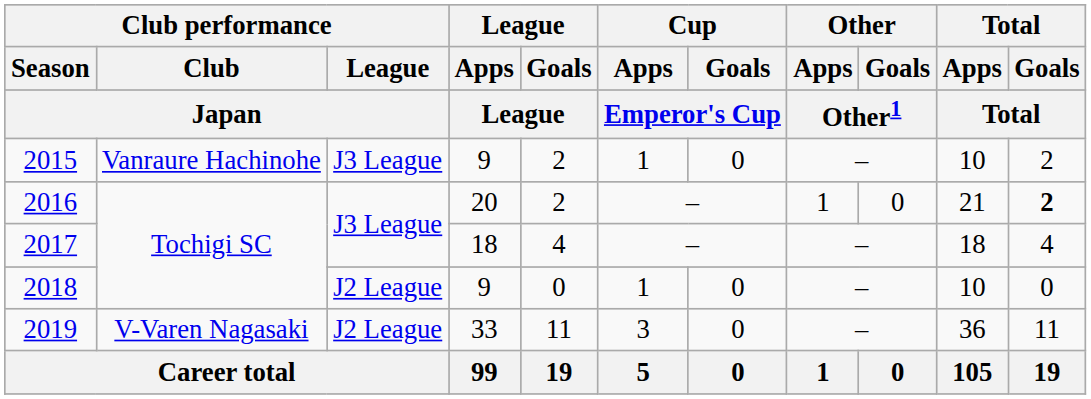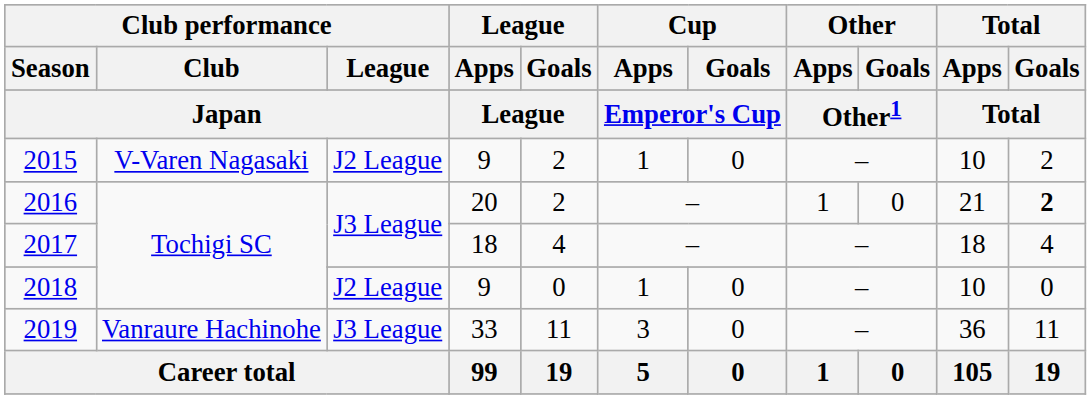(211, 160) Vanraure Hachinohe -> (211, 160) V-Varen Nagasaki
(388, 160) J3 League -> (388, 160) J2 League
(211, 329) V-Varen Nagasaki -> (211, 329) Vanraure Hachinohe
(388, 329) J2 League -> (388, 329) J3 League
